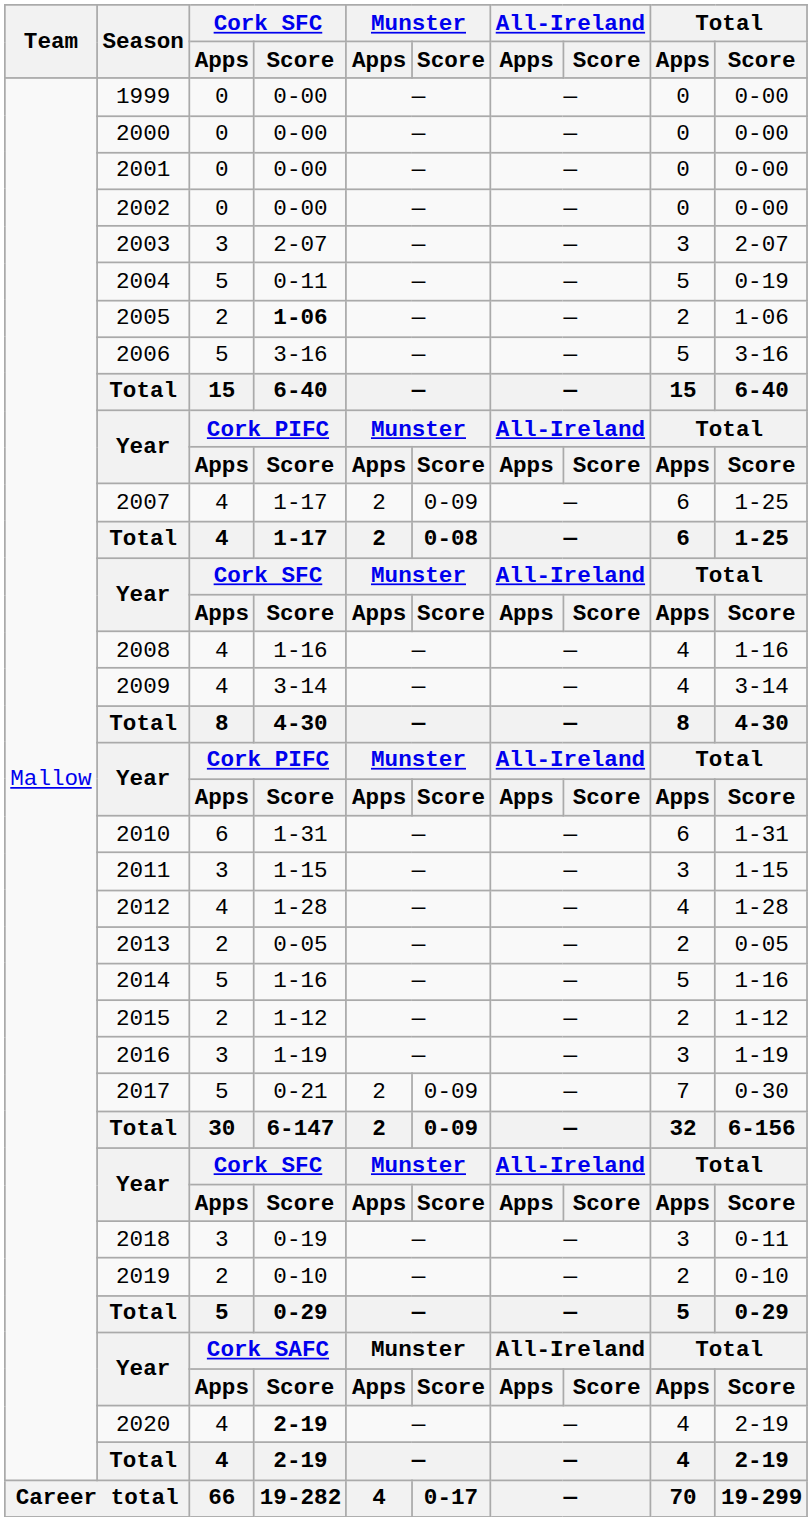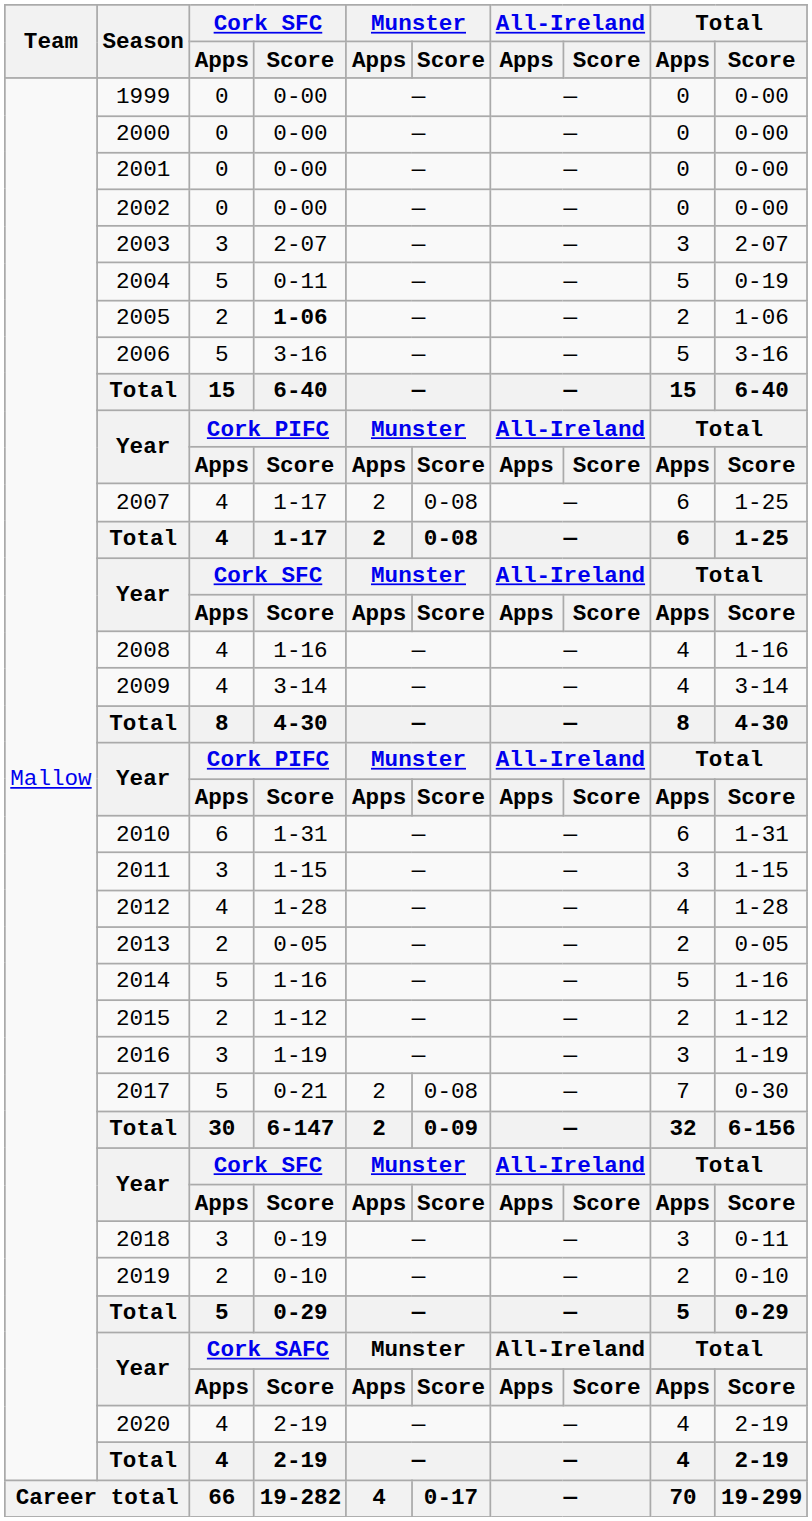(451, 503) 0-09 -> (451, 503) 0-08
(451, 1092) 0-09 -> (451, 1092) 0-08
(301, 1424) bold -> (301, 1424) normal
